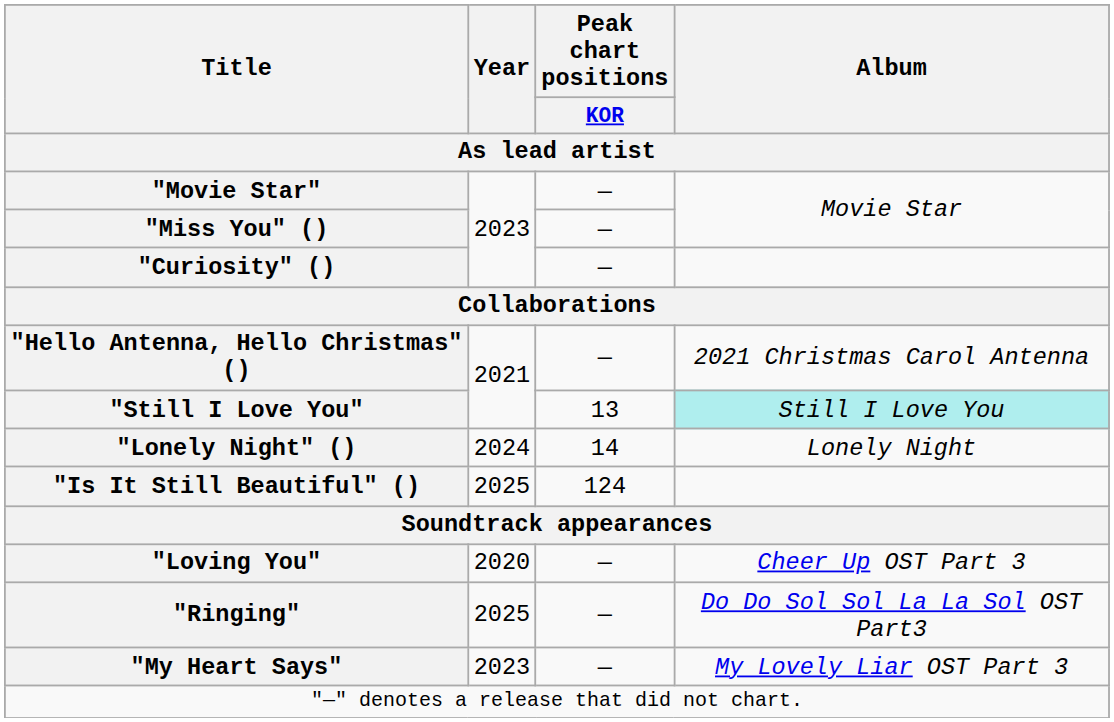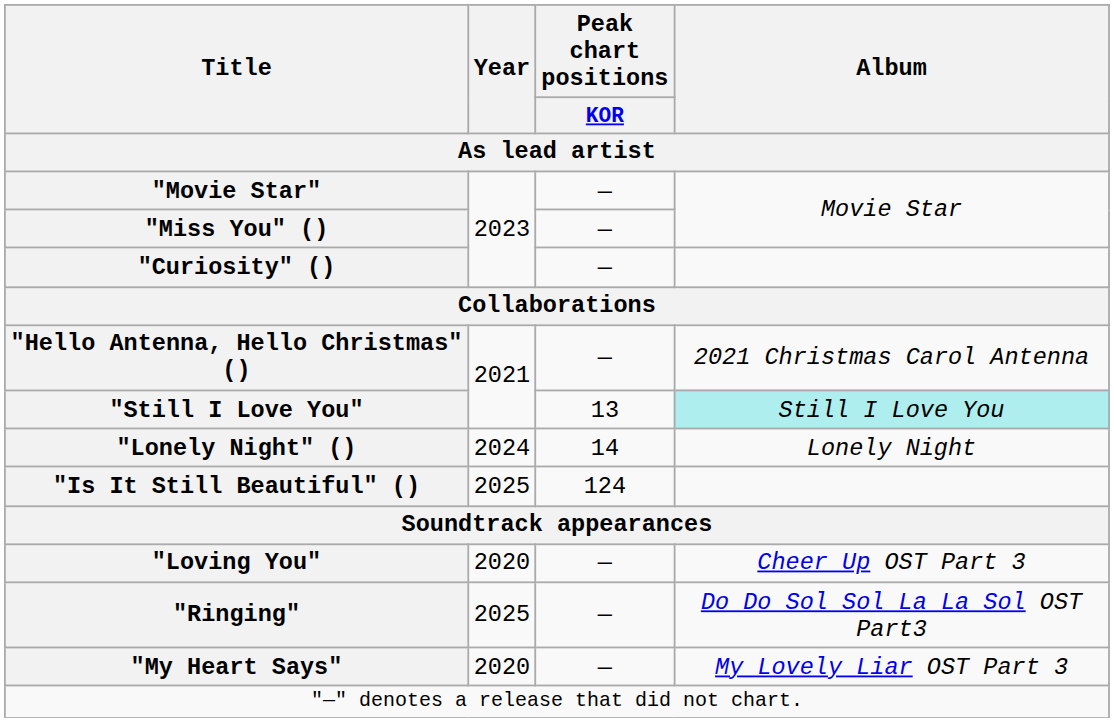(502, 667) 2023 -> (502, 667) 2020
